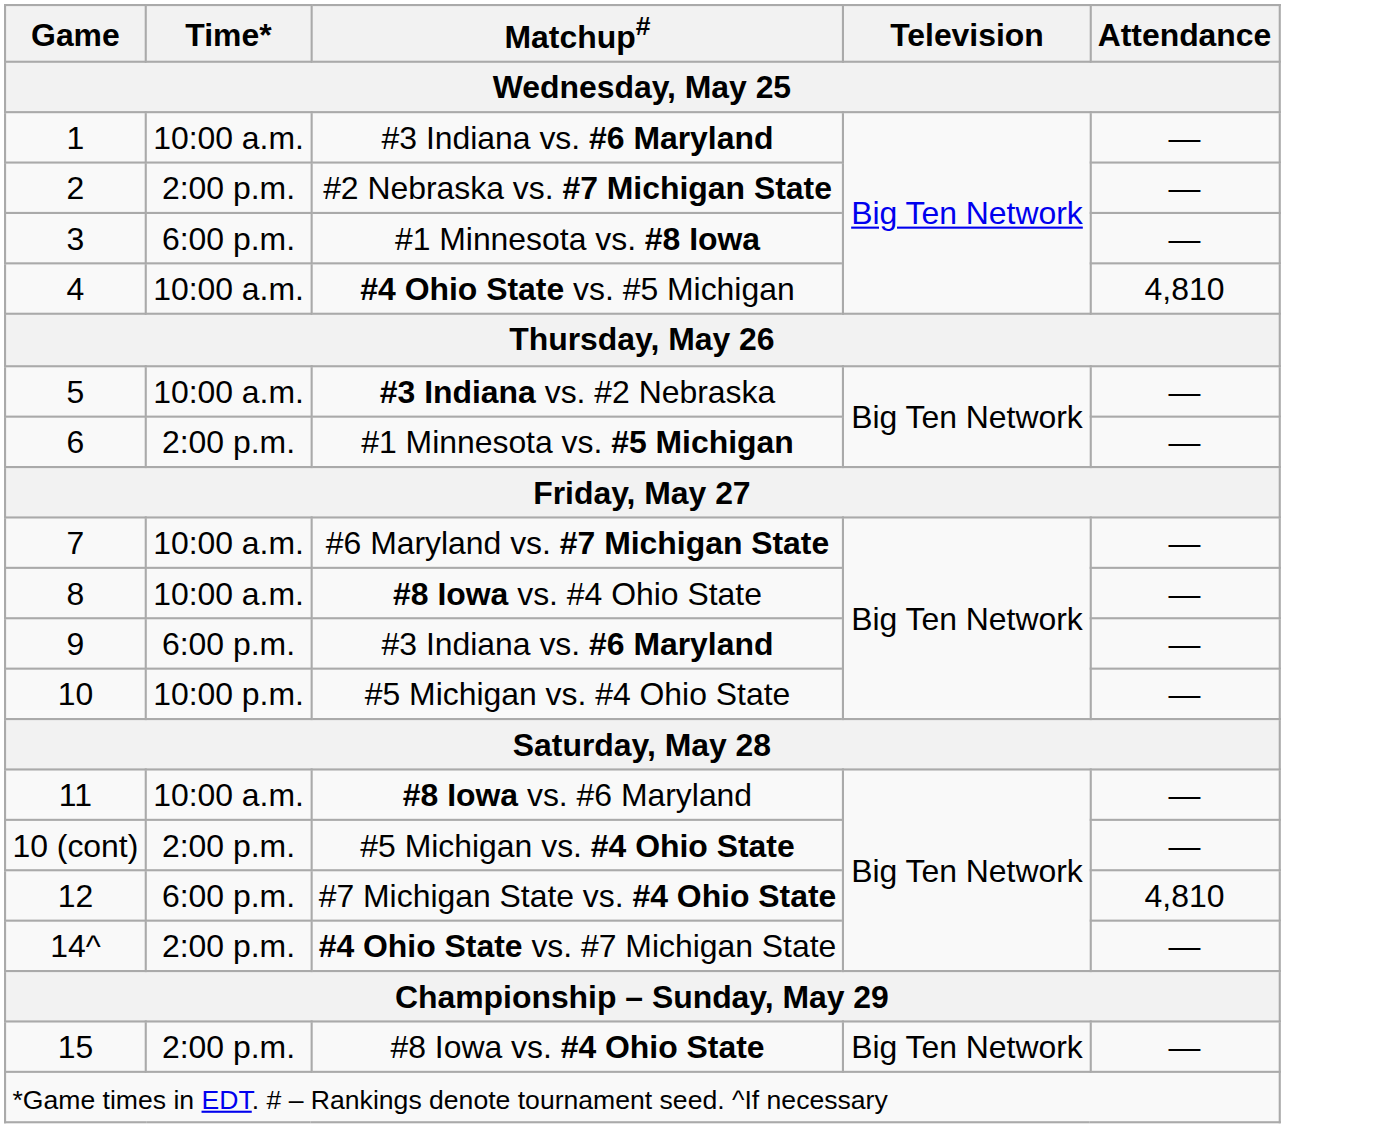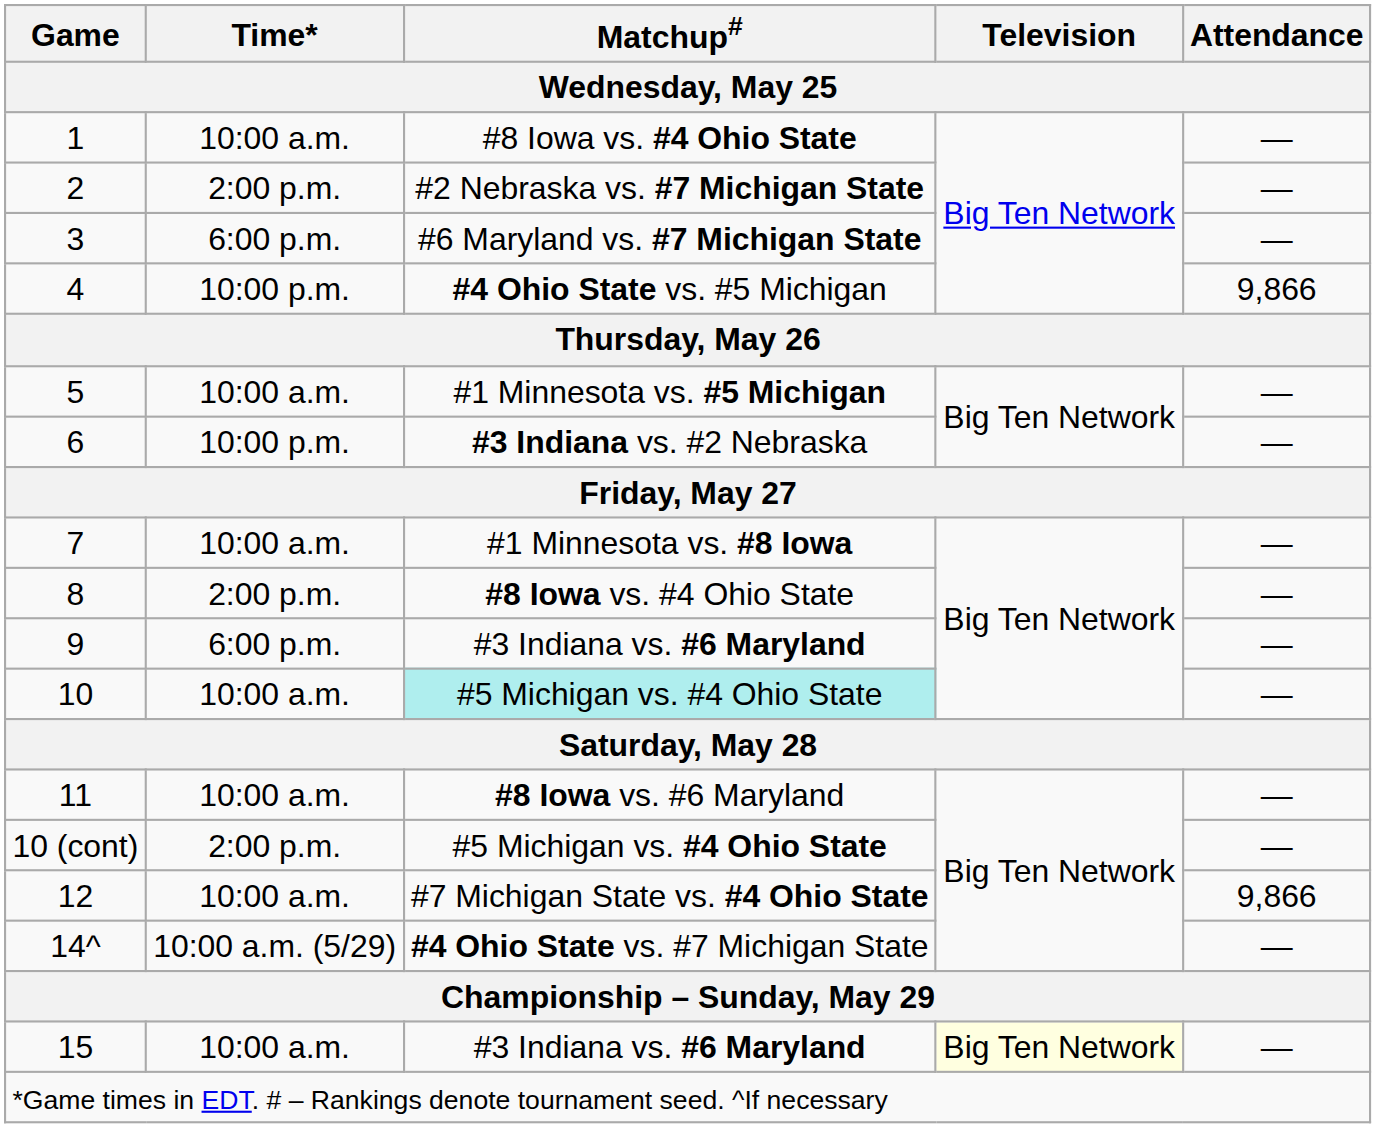(577, 138) #3 Indiana vs. #6 Maryland -> (670, 138) #8 Iowa vs. #4 Ohio State
(577, 239) #1 Minnesota vs. #8 Iowa -> (670, 239) #6 Maryland vs. #7 Michigan State
(229, 290) 10:00 a.m. -> (275, 290) 10:00 p.m.
(1184, 290) 4,810 -> (1277, 290) 9,866
(577, 391) #3 Indiana vs. #2 Nebraska -> (670, 391) #1 Minnesota vs. #5 Michigan
(229, 441) 2:00 p.m. -> (275, 441) 10:00 p.m.
(577, 441) #1 Minnesota vs. #5 Michigan -> (670, 441) #3 Indiana vs. #2 Nebraska
(578, 542) #6 Maryland vs. #7 Michigan State -> (670, 542) #1 Minnesota vs. #8 Iowa
(229, 593) 10:00 a.m. -> (275, 593) 2:00 p.m.
(229, 694) 10:00 p.m. -> (275, 694) 10:00 a.m.
(577, 694) no background -> (670, 694) paleturquoise background
(229, 896) 6:00 p.m. -> (275, 896) 10:00 a.m.
(1184, 896) 4,810 -> (1277, 896) 9,866
(229, 946) 2:00 p.m. -> (275, 946) 10:00 a.m. (5/29)
(229, 1048) 2:00 p.m. -> (275, 1048) 10:00 a.m.
(578, 1048) #8 Iowa vs. #4 Ohio State -> (670, 1048) #3 Indiana vs. #6 Maryland
(967, 1048) no background -> (1059, 1048) lightyellow background
